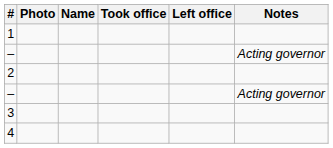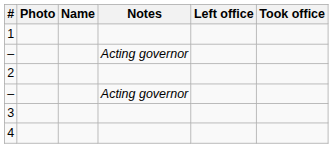columns swapped: (134, 14) <-> (281, 14)
